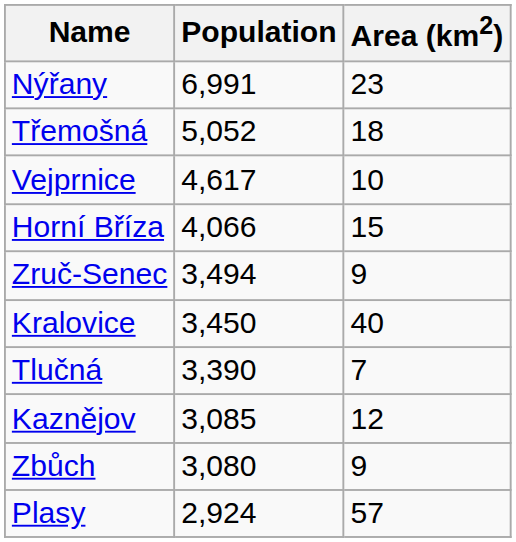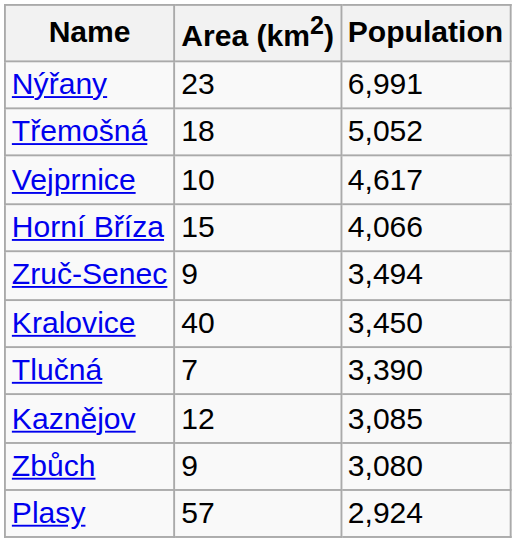columns swapped: (259, 32) <-> (427, 32)
